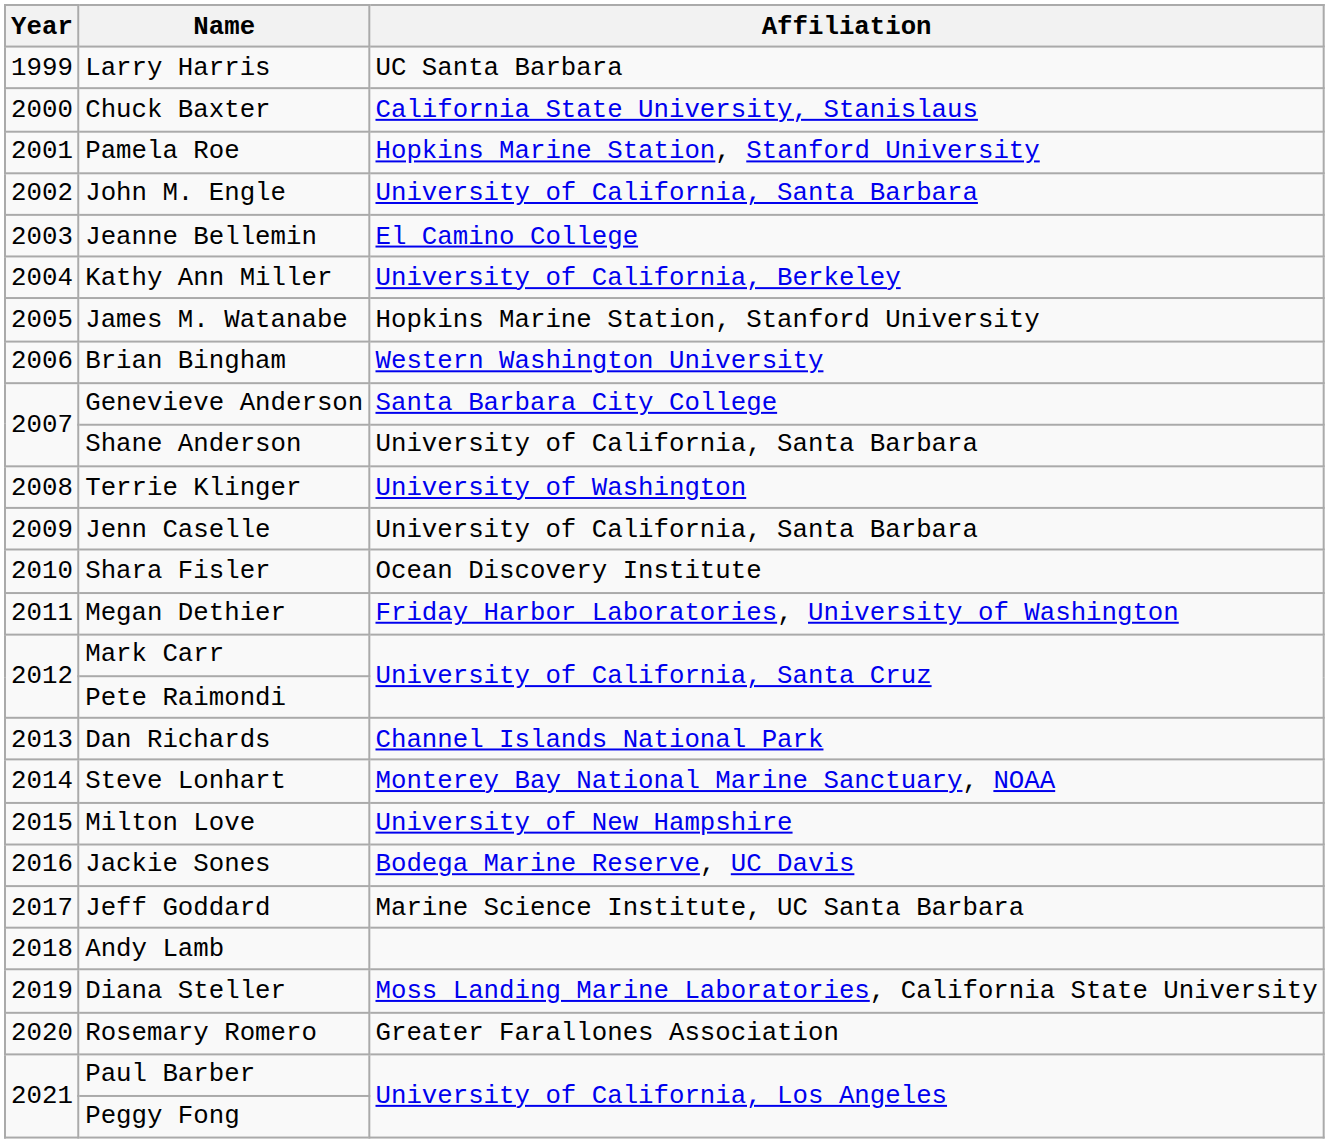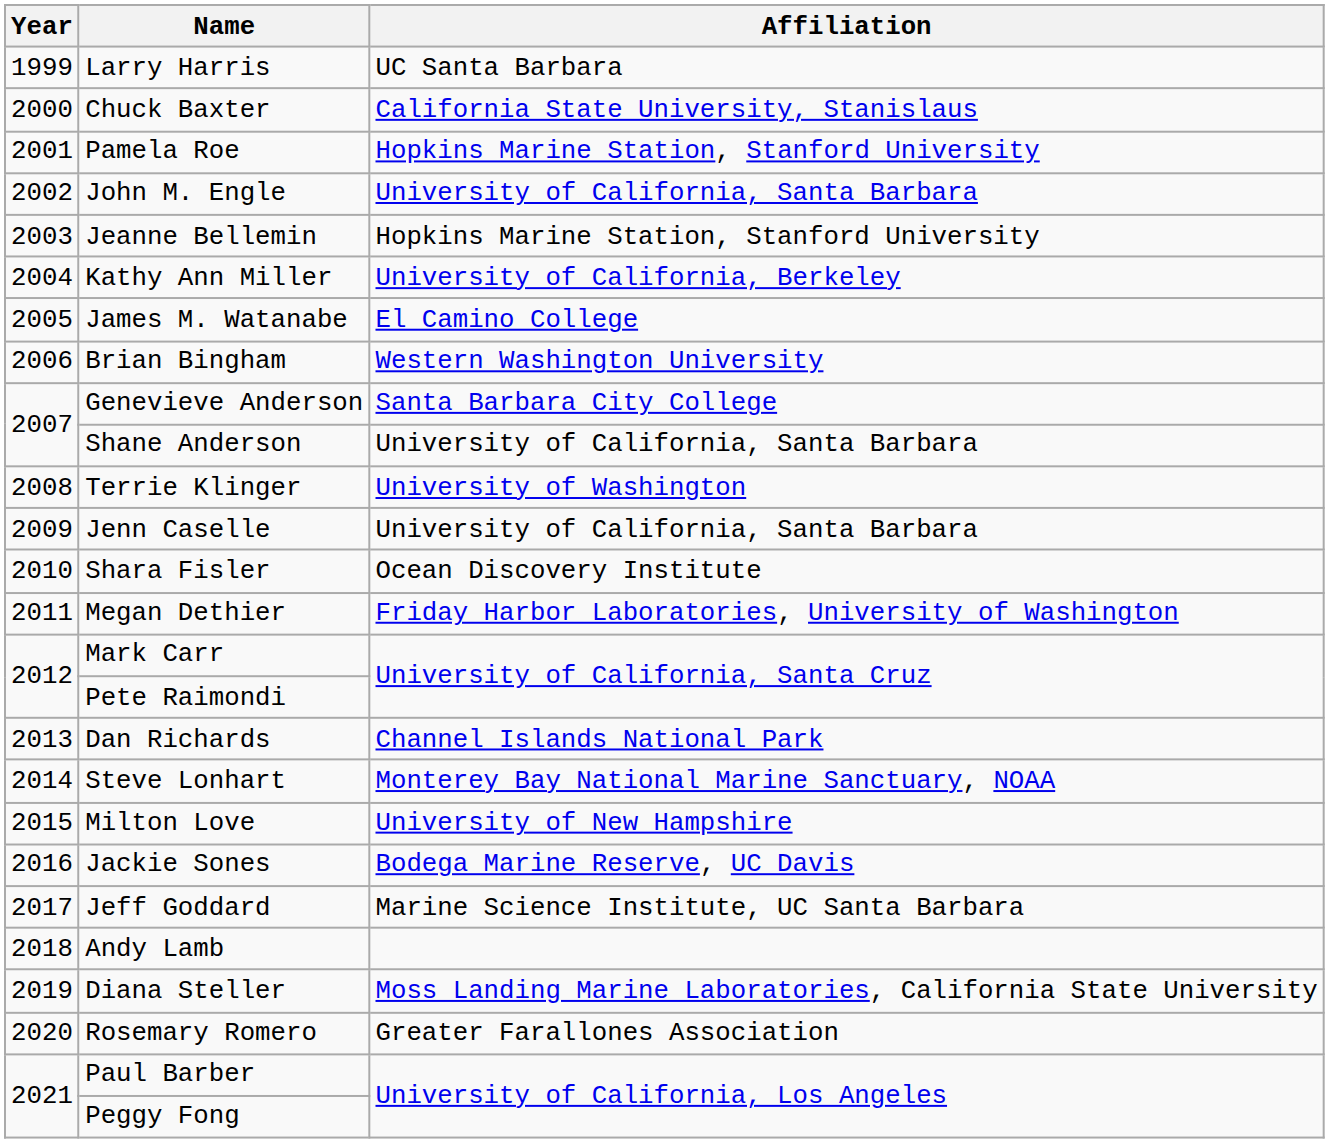(507, 236) El Camino College -> (708, 236) Hopkins Marine Station, Stanford University
(708, 320) Hopkins Marine Station, Stanford University -> (507, 320) El Camino College
